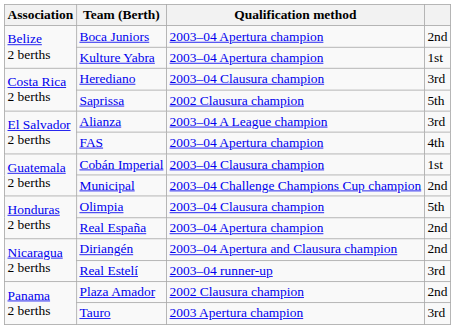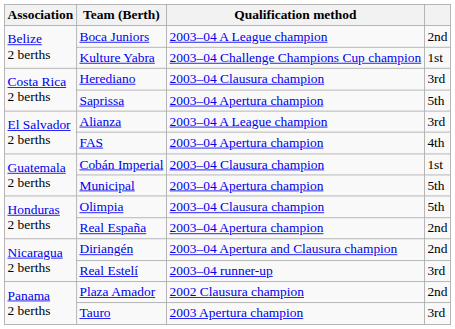(246, 36) 2003–04 Apertura champion -> (249, 36) 2003–04 A League champion
(246, 57) 2003–04 Apertura champion -> (295, 57) 2003–04 Challenge Champions Cup champion
(237, 100) 2002 Clausura champion -> (246, 100) 2003–04 Apertura champion
(295, 185) 2003–04 Challenge Champions Cup champion -> (246, 185) 2003–04 Apertura champion
(437, 185) 2nd -> (436, 185) 5th
